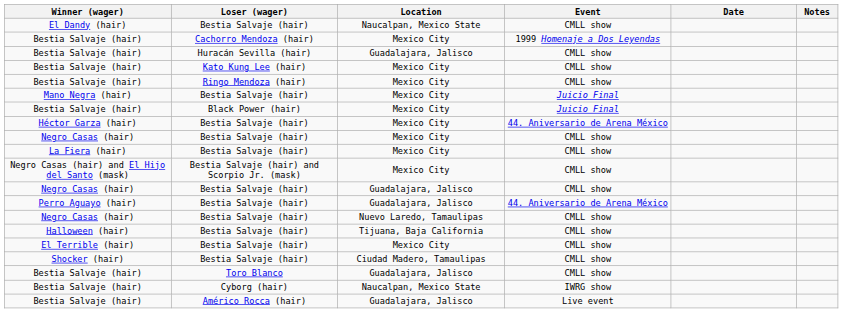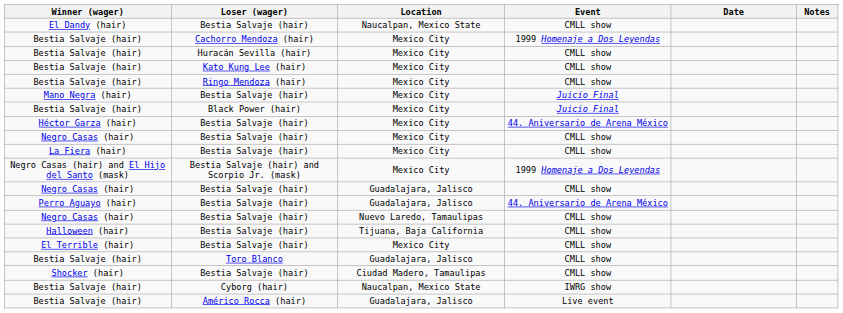(421, 53) Guadalajara, Jalisco -> (421, 53) Mexico City
(588, 170) CMLL show -> (588, 170) 1999 Homenaje a Dos Leyendas
rows swapped: (88, 273) <-> (88, 259)
